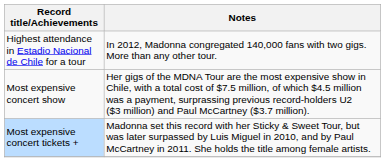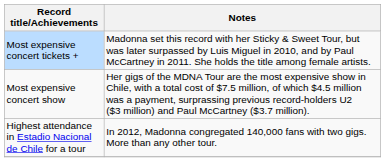rows swapped: (43, 137) <-> (49, 50)
